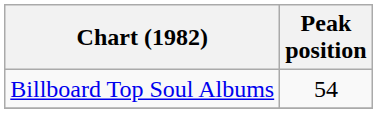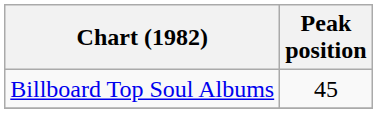(326, 88) 54 -> (326, 88) 45
